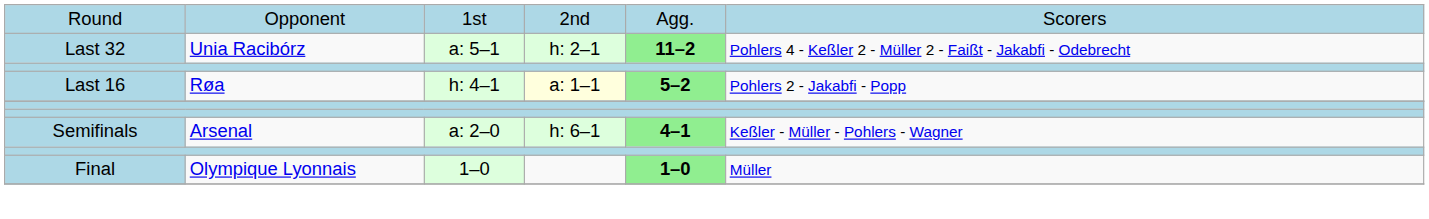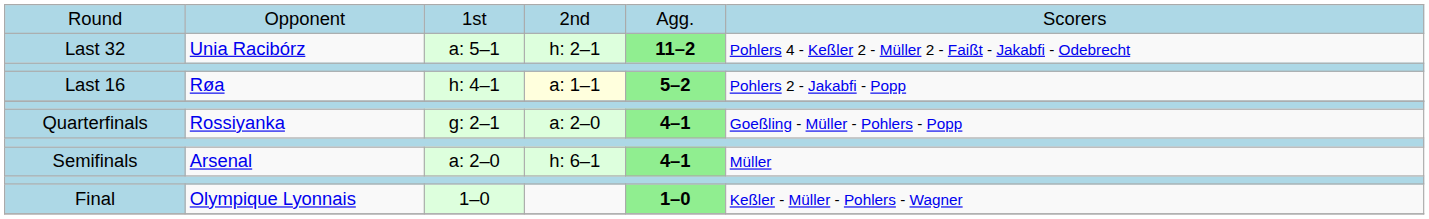+ row: (95, 123)
(846, 133) Keßler - Müller - Pohlers - Wagner -> (751, 162) Müller
(751, 170) Müller -> (846, 200) Keßler - Müller - Pohlers - Wagner
